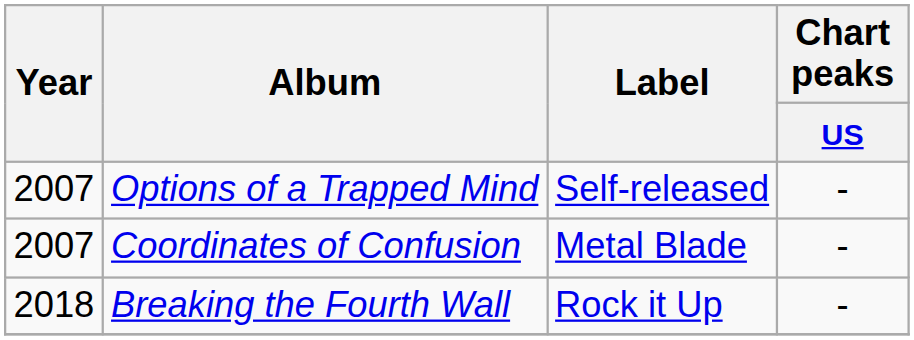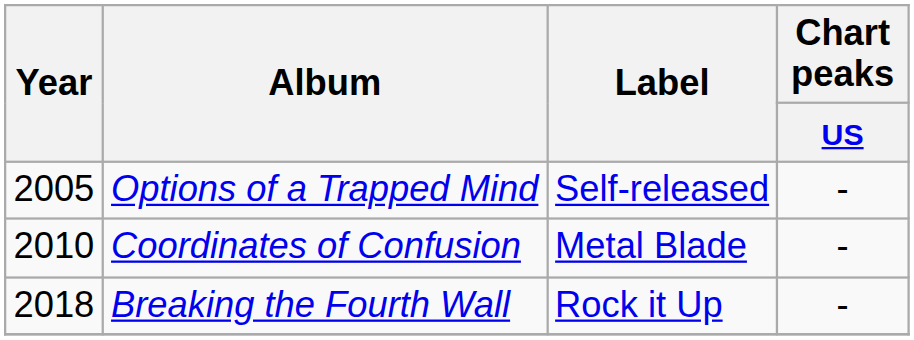(54, 189) 2007 -> (54, 189) 2005
(54, 246) 2007 -> (54, 246) 2010
